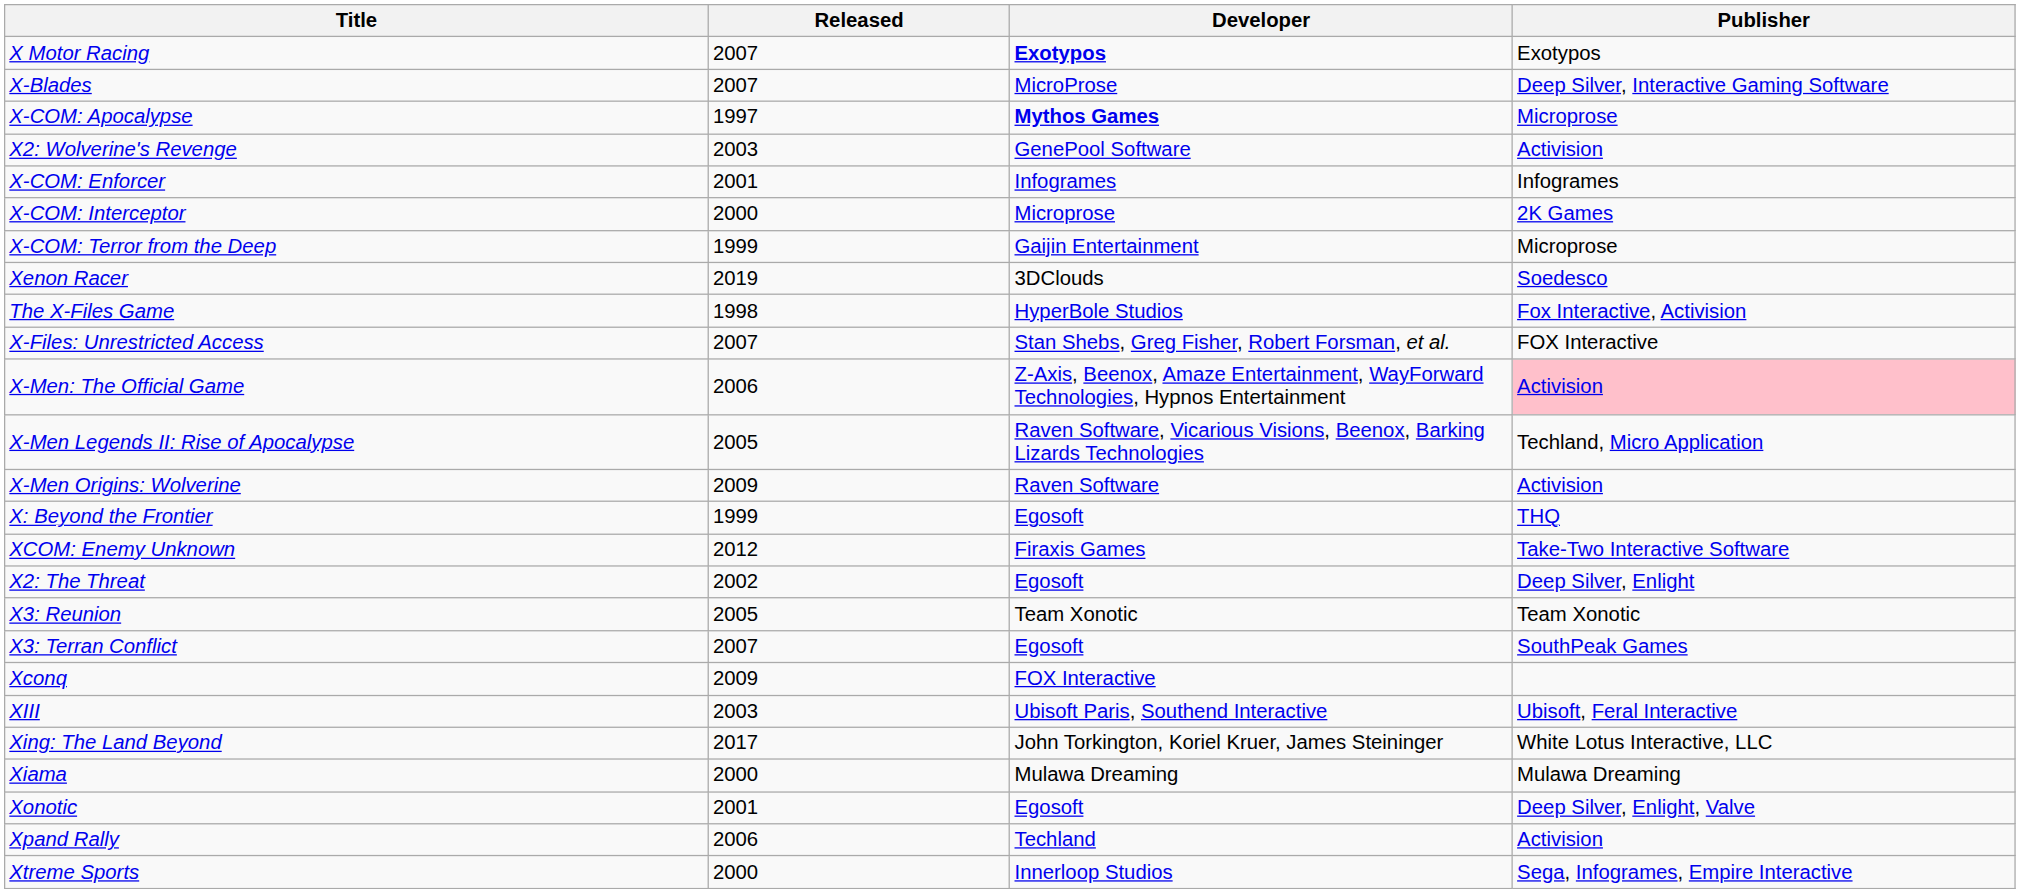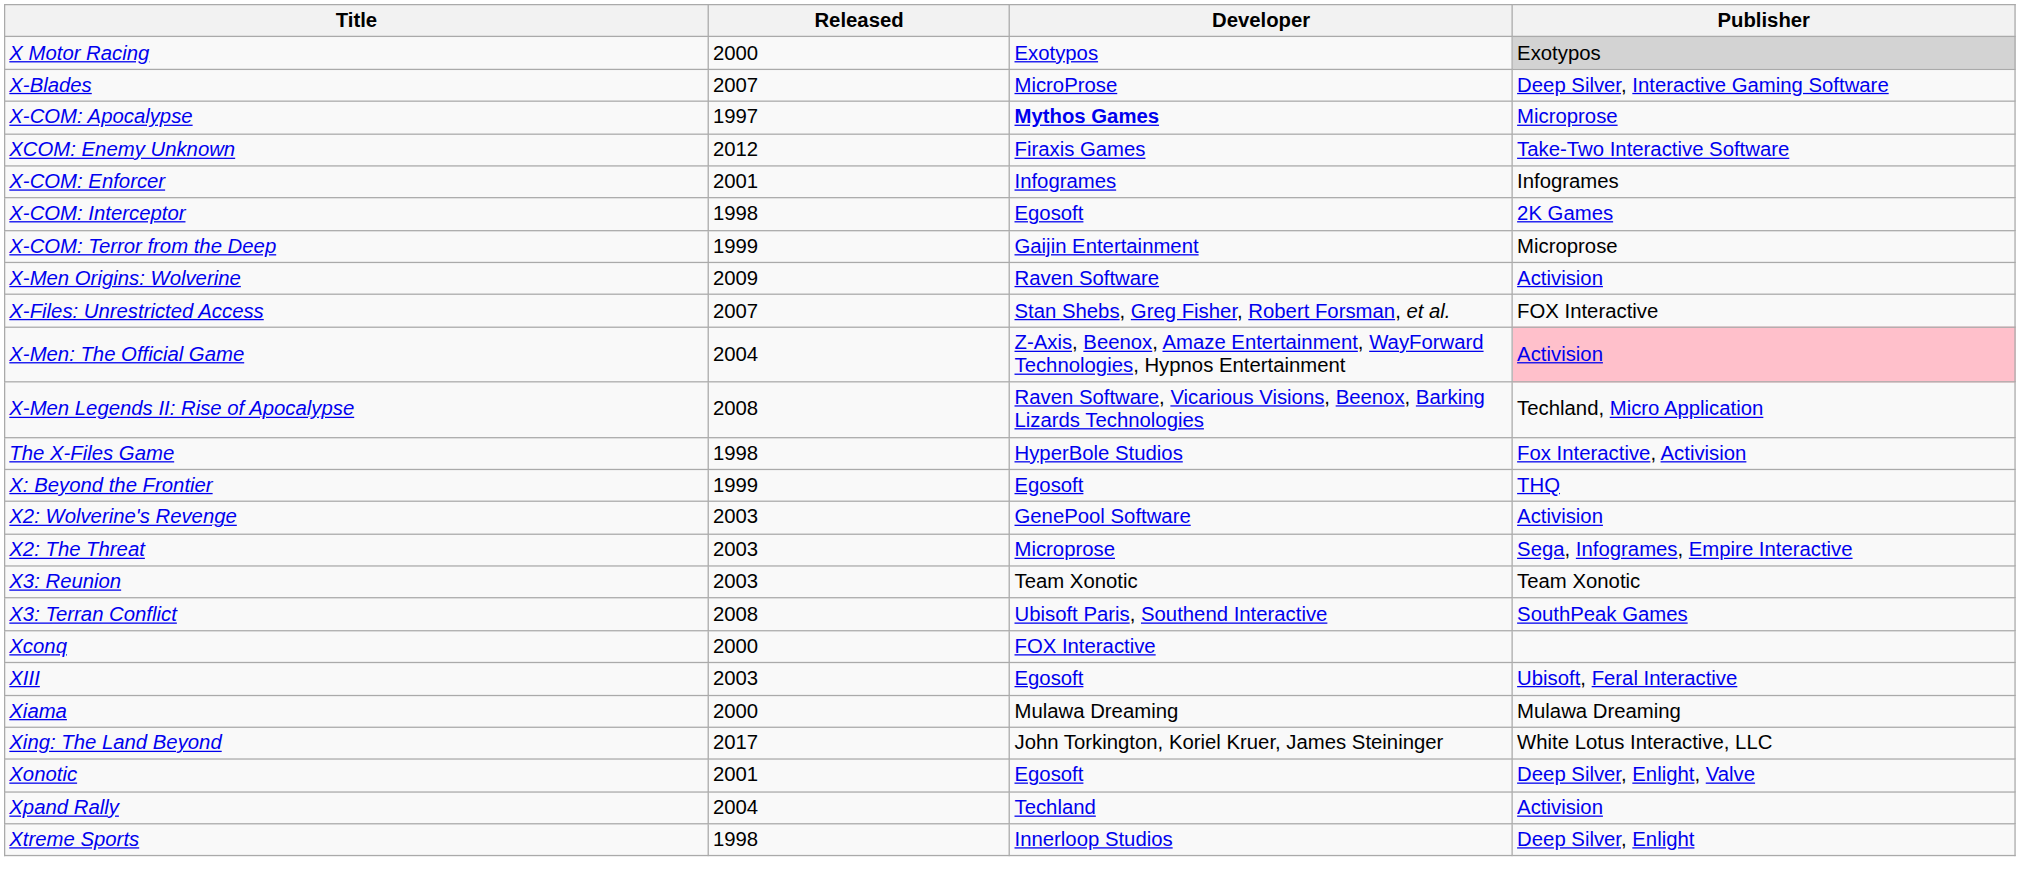(736, 52) 2007 -> (736, 52) 2000
(1060, 52) bold -> (1056, 52) normal
(1559, 52) no background -> (1559, 52) lightgrey background
rows swapped: (122, 549) <-> (123, 149)
(736, 213) 2000 -> (736, 213) 1998
(1065, 213) Microprose -> (1049, 213) Egosoft
- row: (69, 278)
rows swapped: (92, 310) <-> (125, 485)
(736, 386) 2006 -> (736, 354) 2004
(736, 441) 2005 -> (736, 409) 2008
(736, 581) 2002 -> (736, 549) 2003
(1049, 581) Egosoft -> (1065, 549) Microprose
(1606, 581) Deep Silver, Enlight -> (1685, 549) Sega, Infogrames, Empire Interactive
(736, 614) 2005 -> (736, 581) 2003
(736, 646) 2007 -> (736, 614) 2008
(1049, 646) Egosoft -> (1171, 614) Ubisoft Paris, Southend Interactive
(736, 678) 2009 -> (736, 646) 2000
(1171, 710) Ubisoft Paris, Southend Interactive -> (1049, 678) Egosoft
rows swapped: (38, 775) <-> (116, 743)
(736, 839) 2006 -> (736, 807) 2004
(736, 871) 2000 -> (736, 839) 1998
(1685, 871) Sega, Infogrames, Empire Interactive -> (1606, 839) Deep Silver, Enlight
